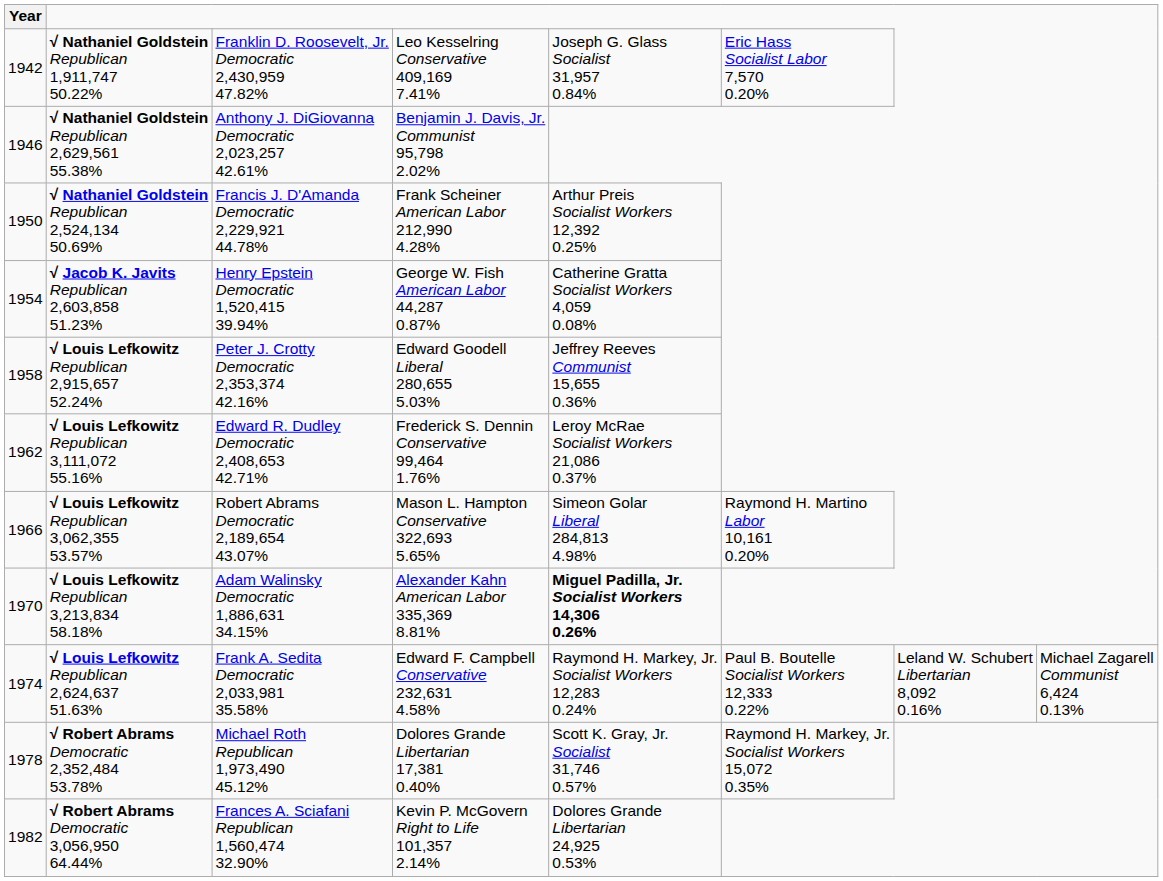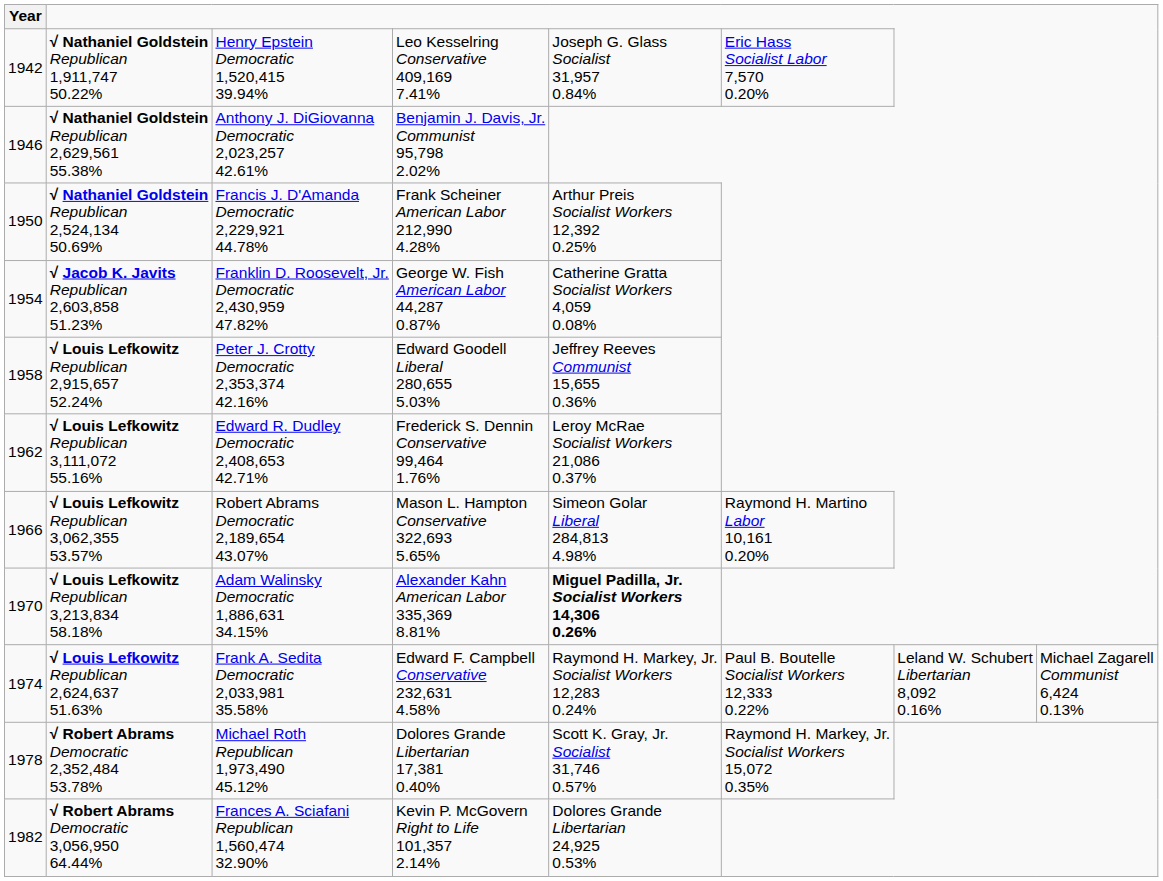(302, 67) Franklin D. Roosevelt, Jr. Democratic 2,430,959 47.82% -> (264, 67) Henry Epstein Democratic 1,520,415 39.94%
(264, 298) Henry Epstein Democratic 1,520,415 39.94% -> (302, 298) Franklin D. Roosevelt, Jr. Democratic 2,430,959 47.82%
